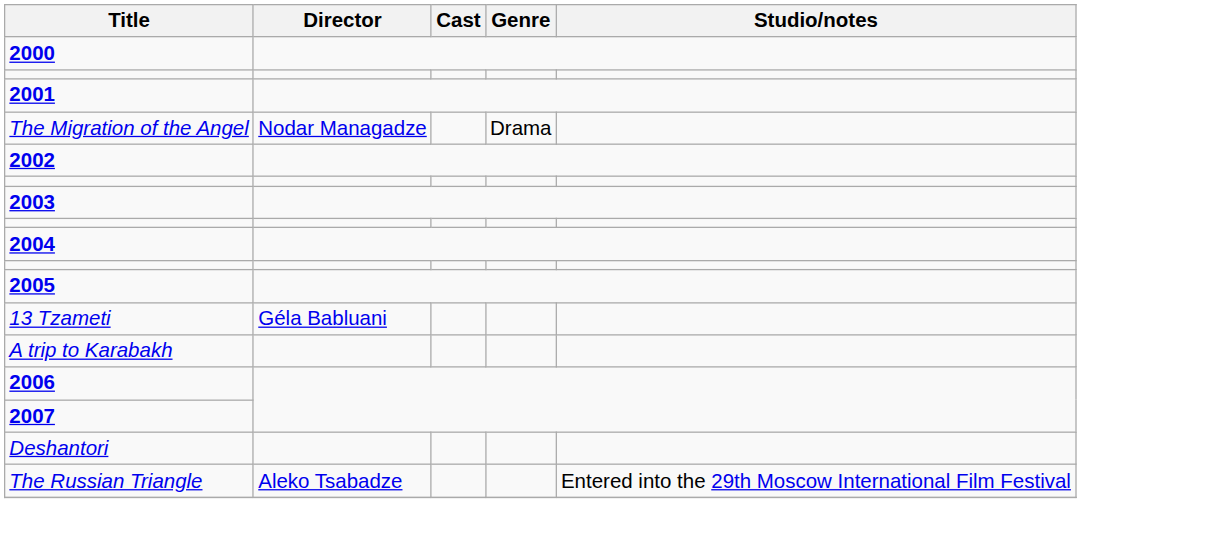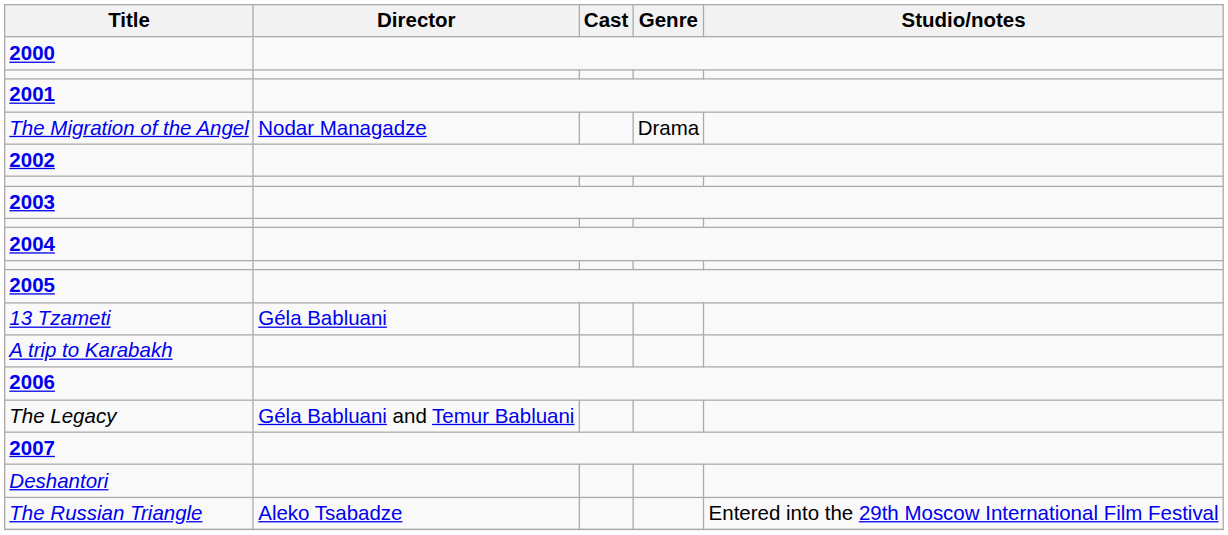+ row: (63, 415)
